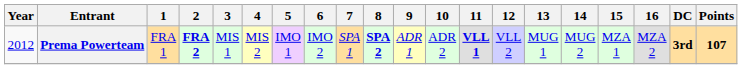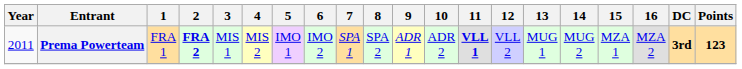(21, 44) 2012 -> (21, 44) 2011
(378, 44) bold -> (378, 44) normal
(716, 44) 107 -> (716, 44) 123
